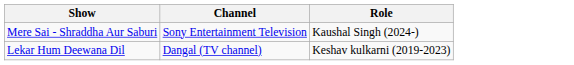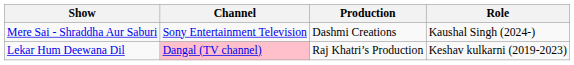+ column: (368, 13)
(212, 50) no background -> (212, 50) pink background
